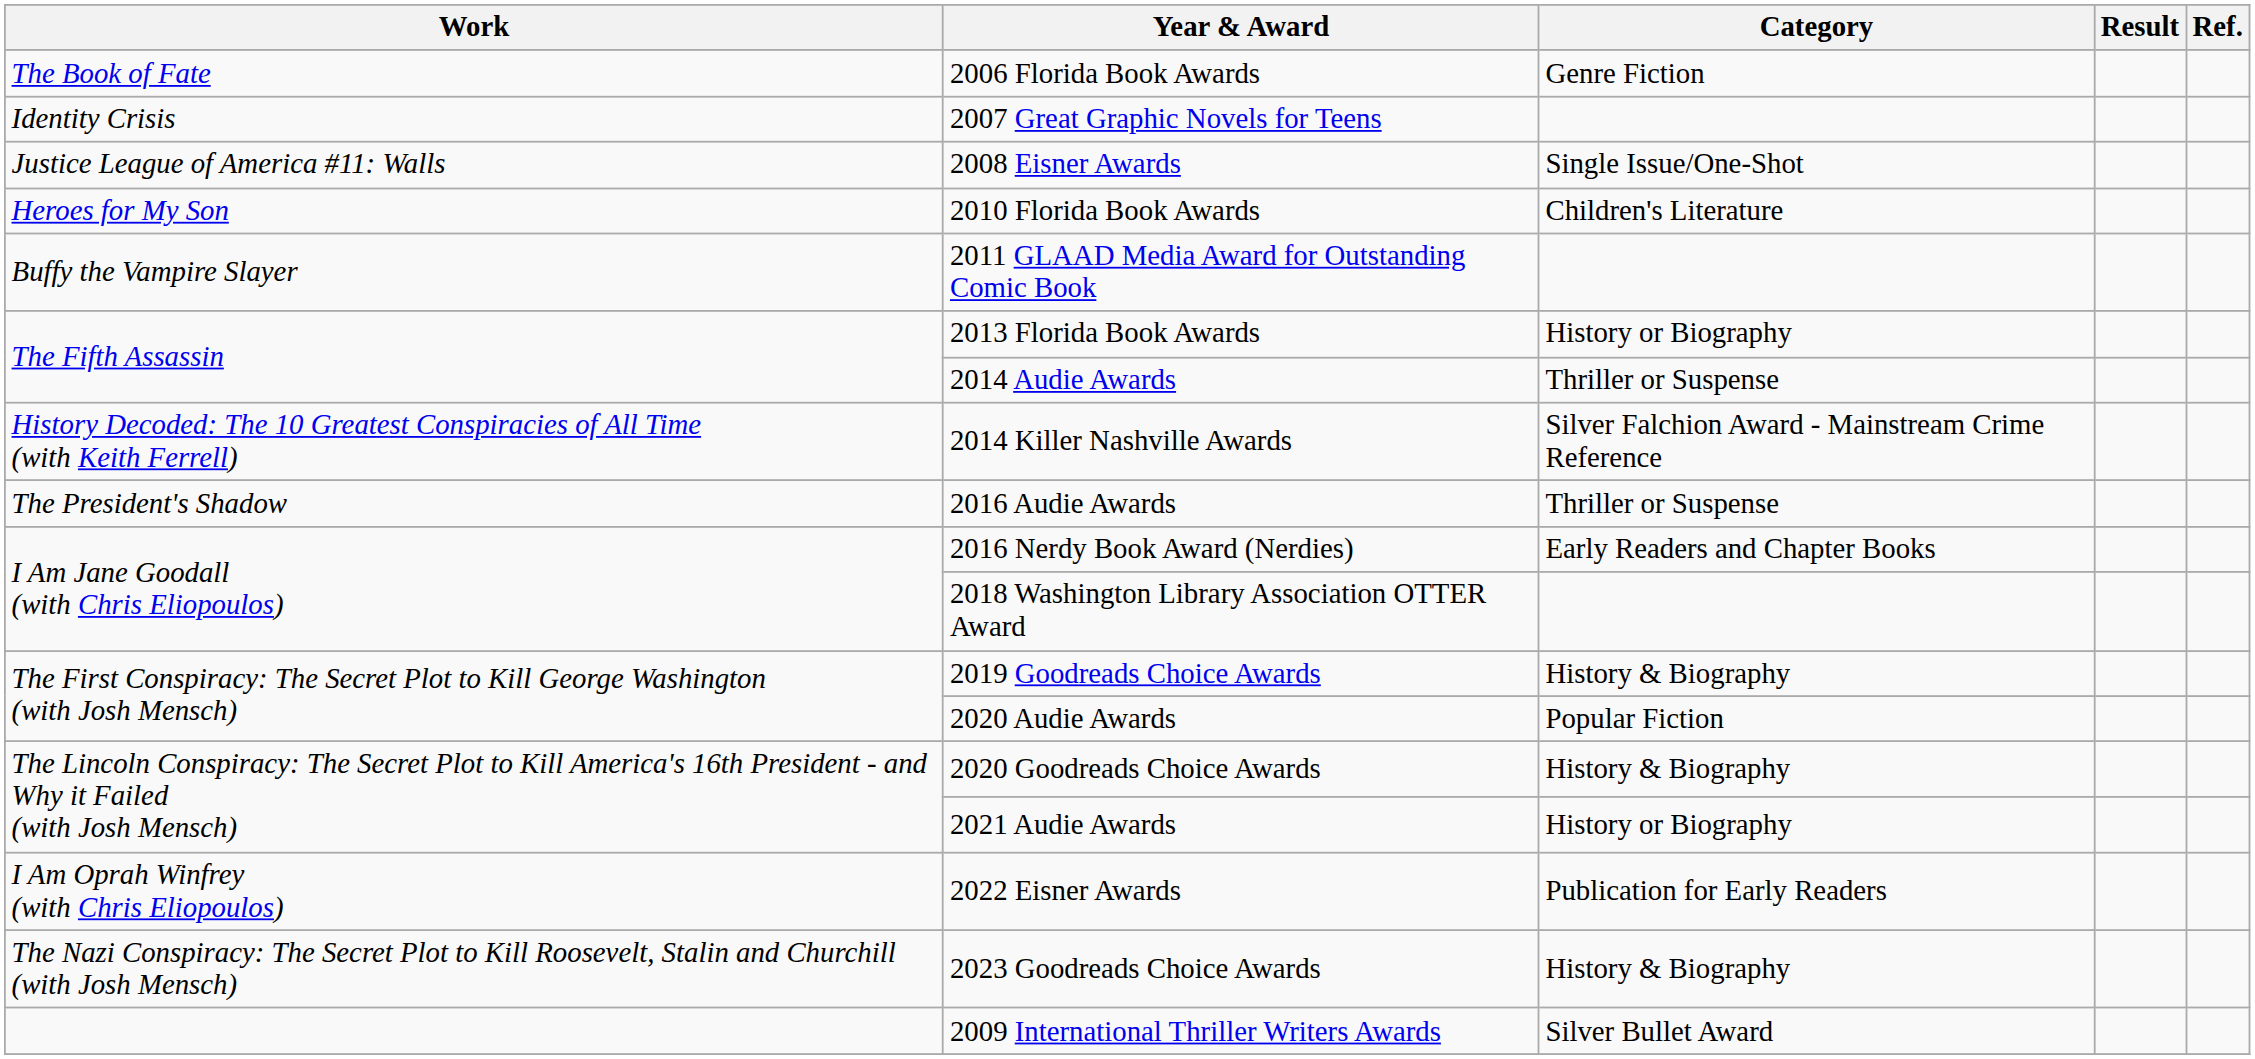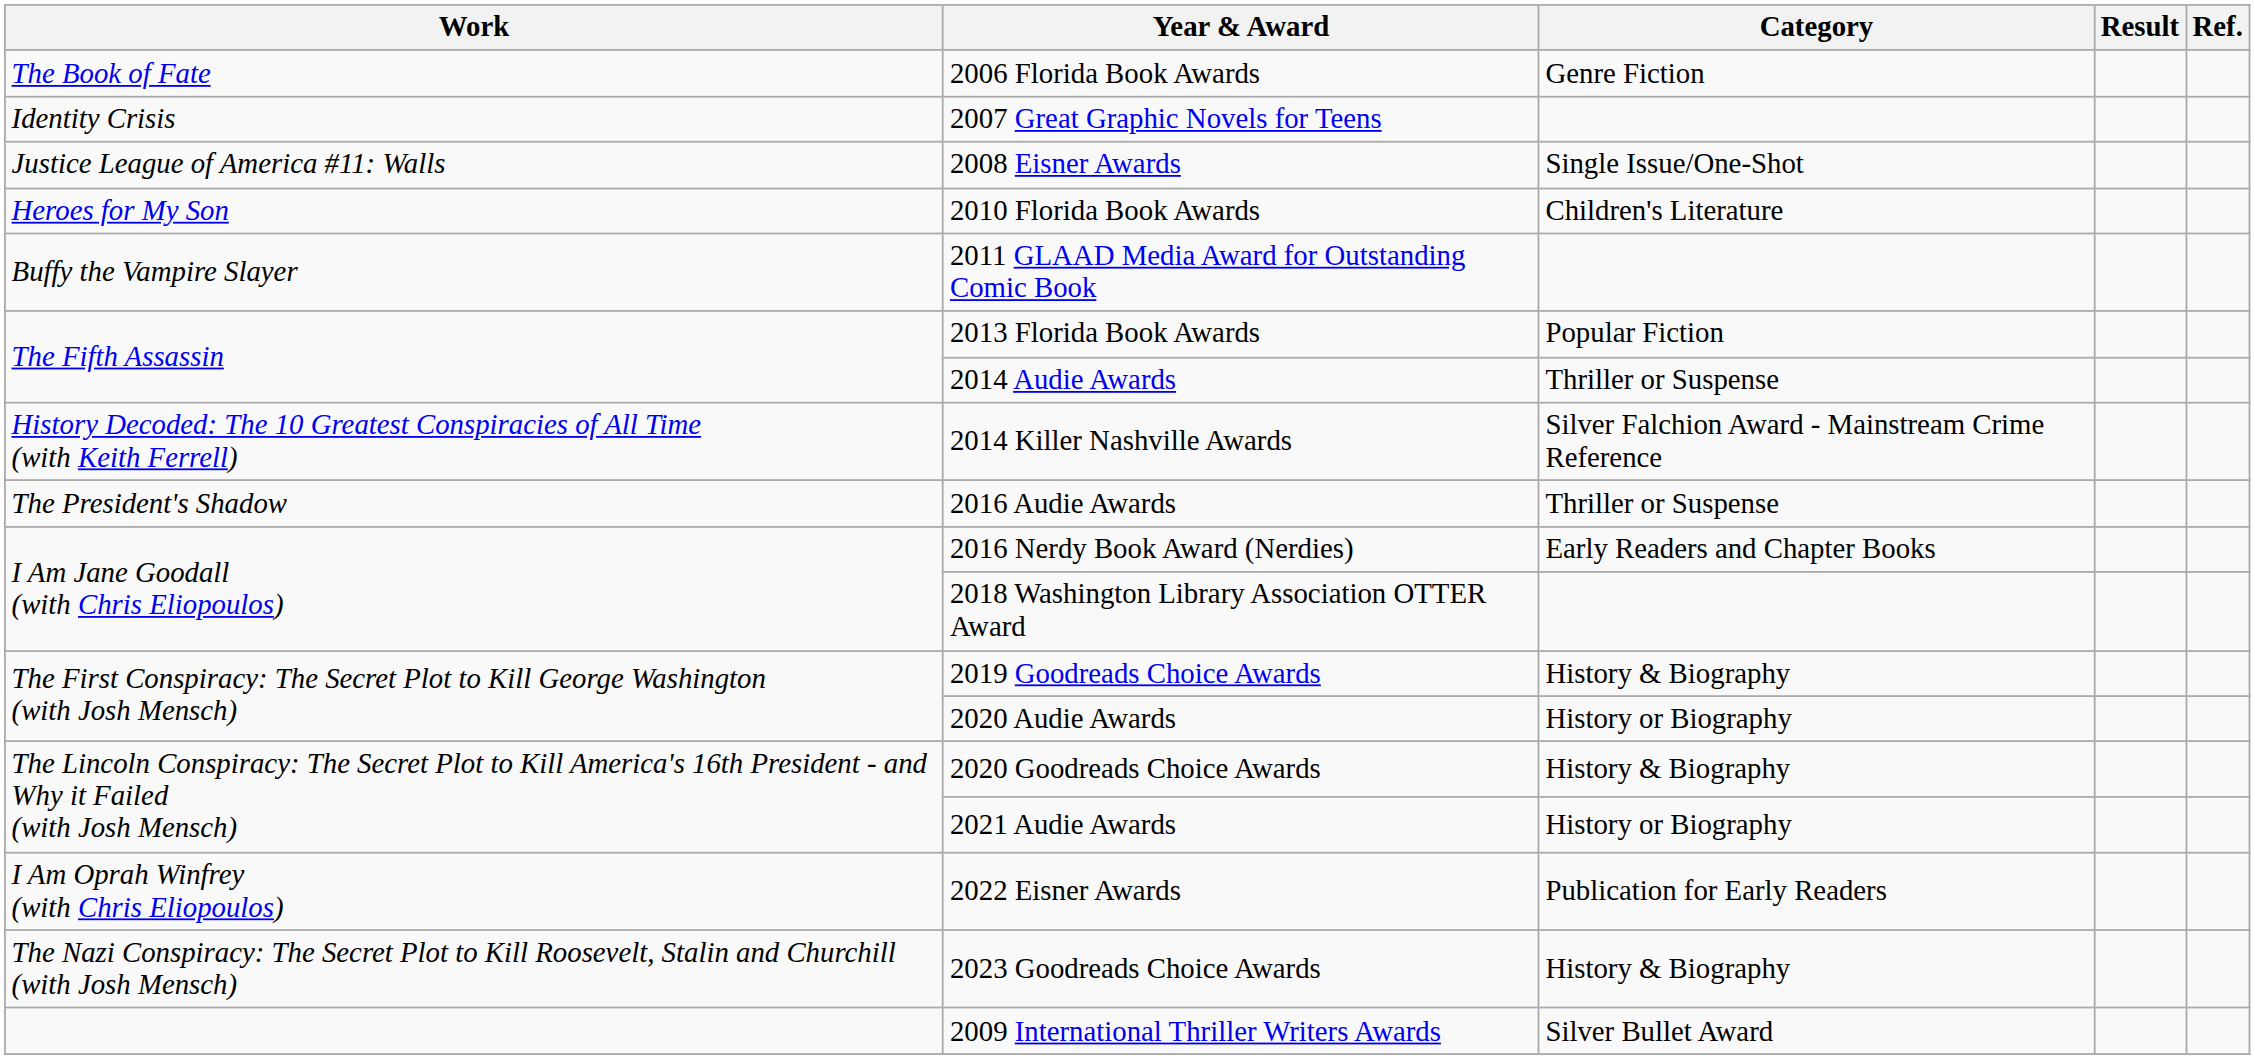(1669, 333) History or Biography -> (1635, 333) Popular Fiction
(1635, 718) Popular Fiction -> (1669, 718) History or Biography
